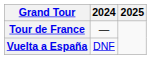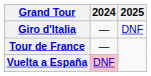+ row: (47, 29)
(104, 46) no background -> (104, 63) pink background
